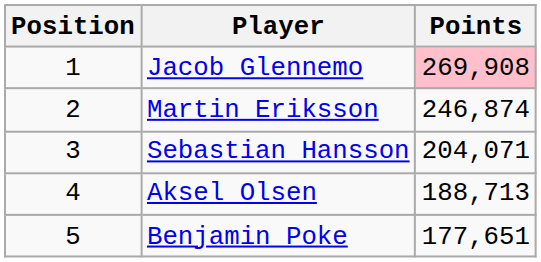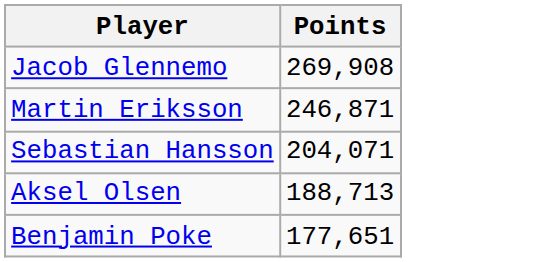- column: (73, 26)
(476, 68) pink background -> (340, 68) no background
(476, 110) 246,874 -> (340, 110) 246,871
